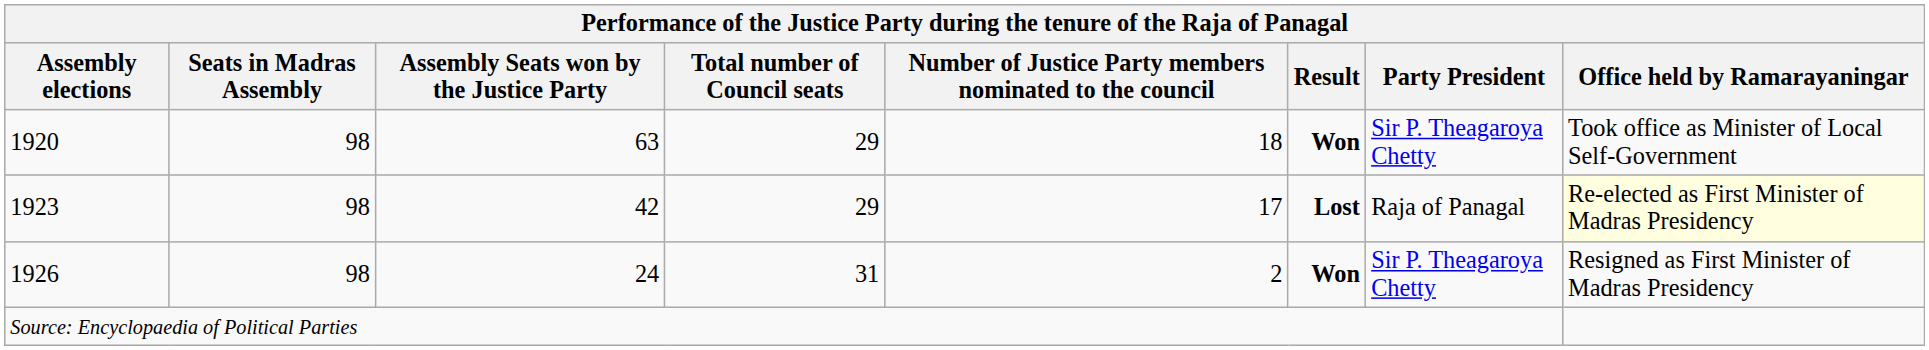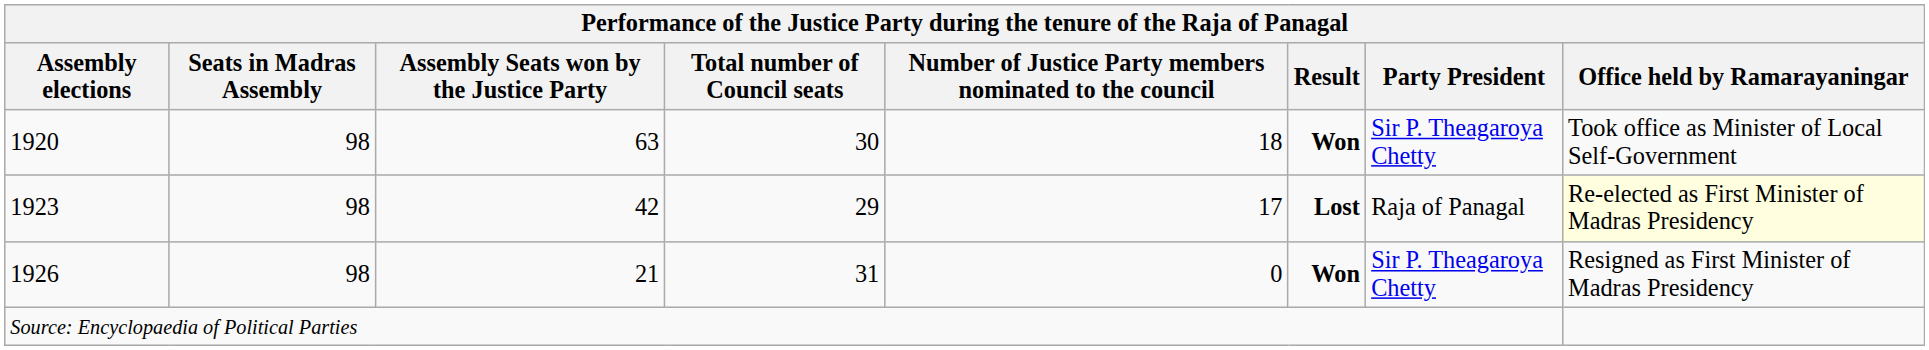(867, 141) 29 -> (867, 141) 30
(647, 273) 24 -> (647, 273) 21
(1276, 273) 2 -> (1276, 273) 0
